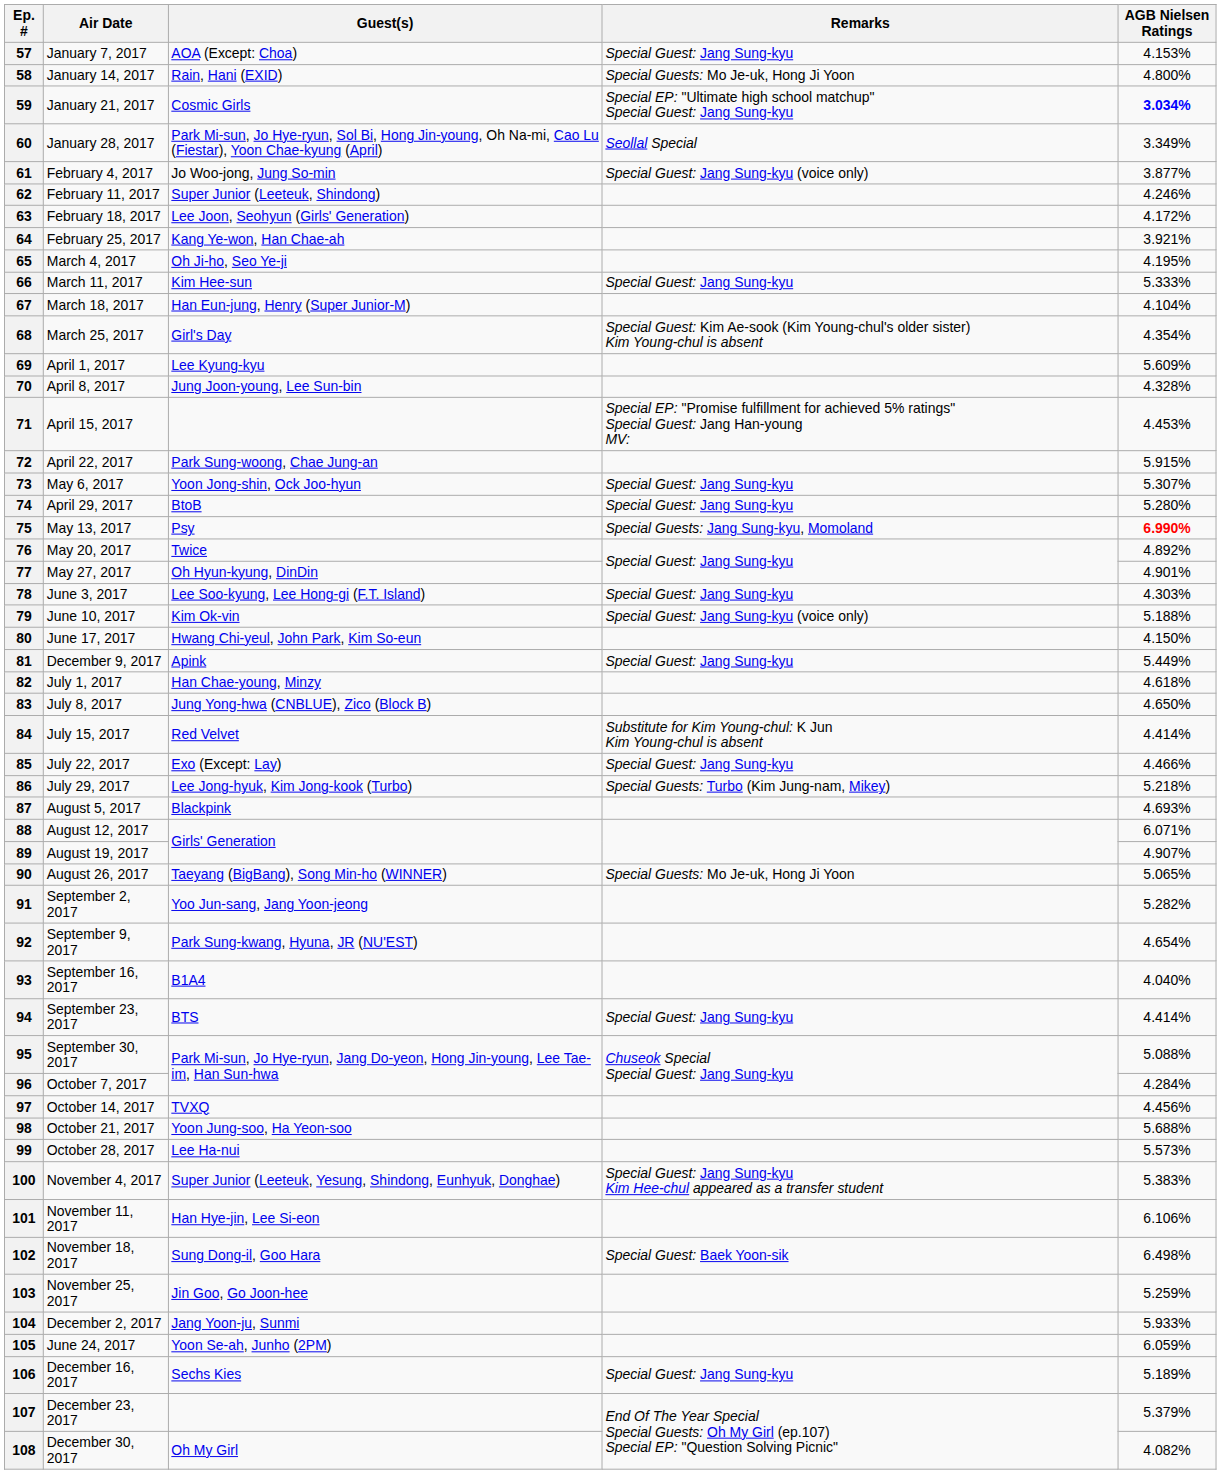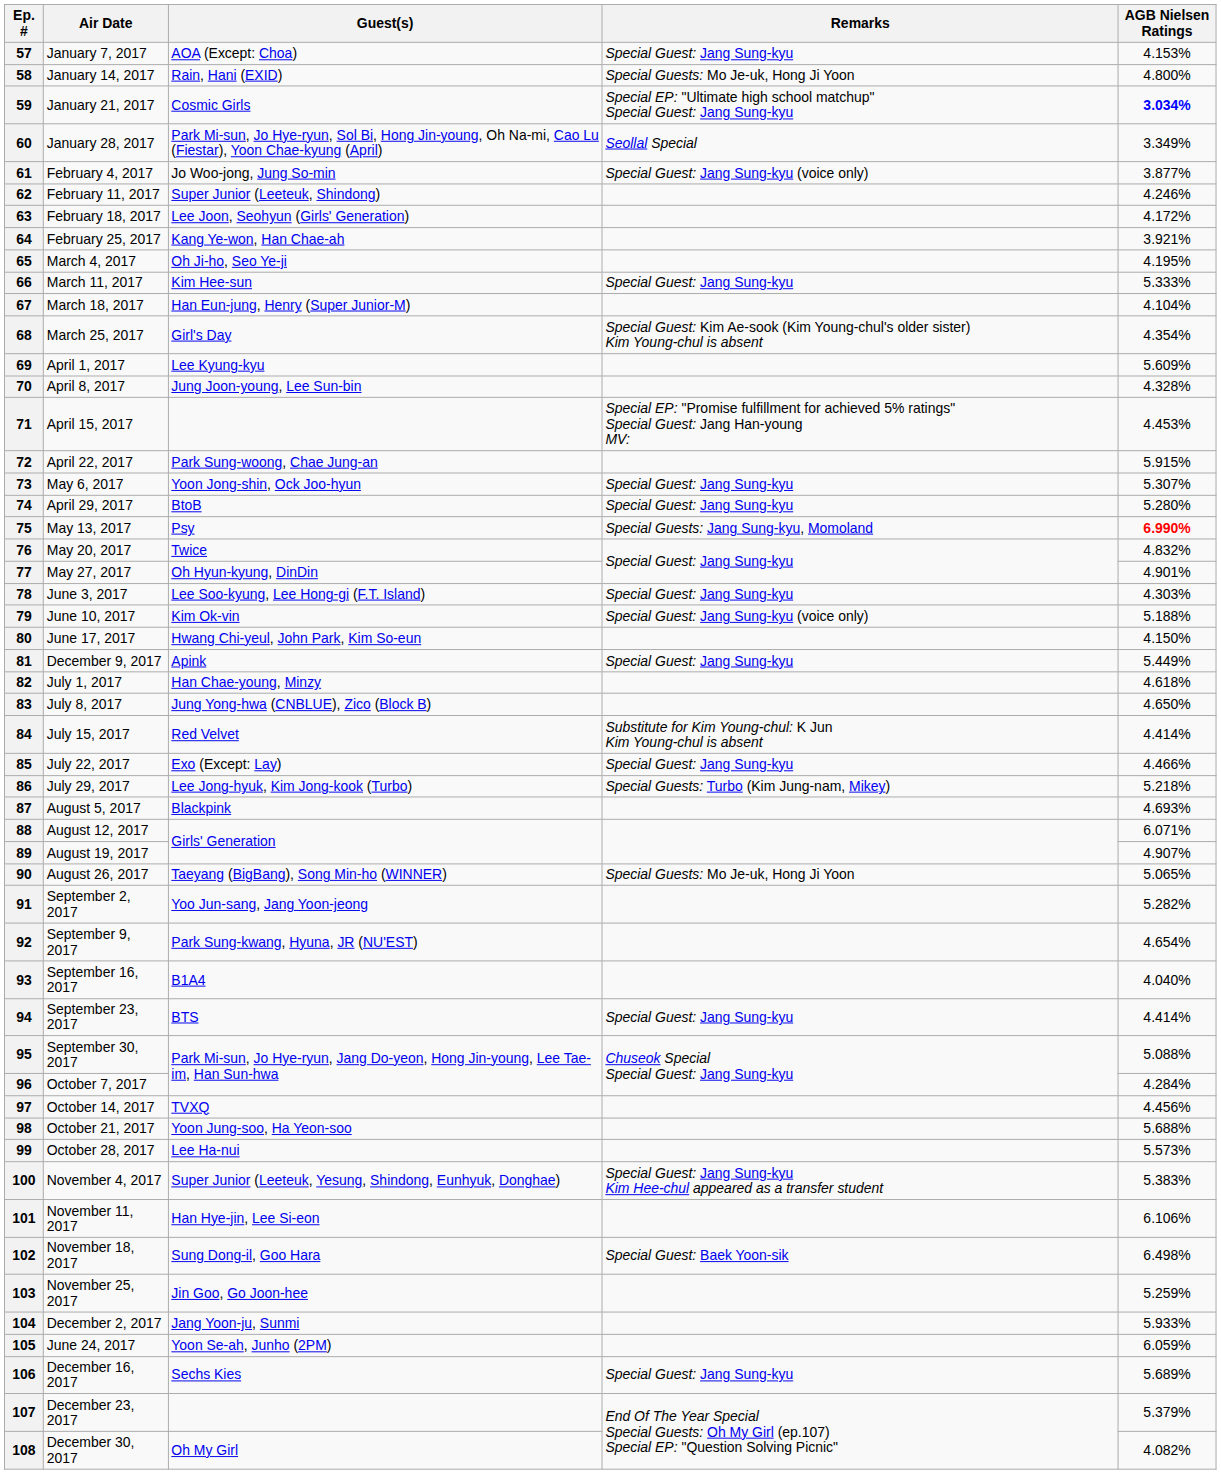(1167, 550) 4.892% -> (1167, 550) 4.832%
(1167, 1375) 5.189% -> (1167, 1375) 5.689%
